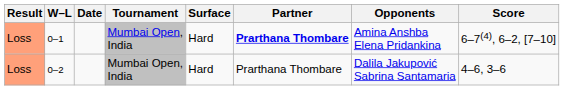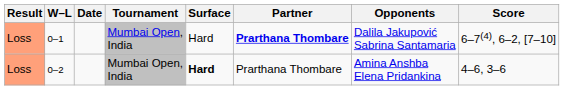(397, 38) Amina Anshba Elena Pridankina -> (405, 38) Dalila Jakupović Sabrina Santamaria
(201, 69) normal -> (201, 69) bold
(405, 69) Dalila Jakupović Sabrina Santamaria -> (397, 69) Amina Anshba Elena Pridankina
